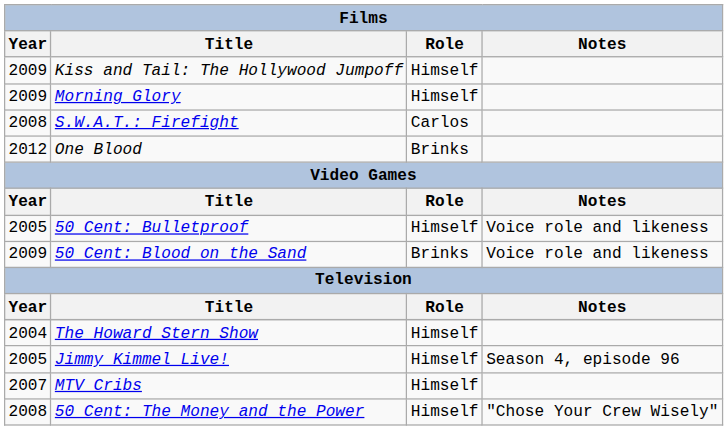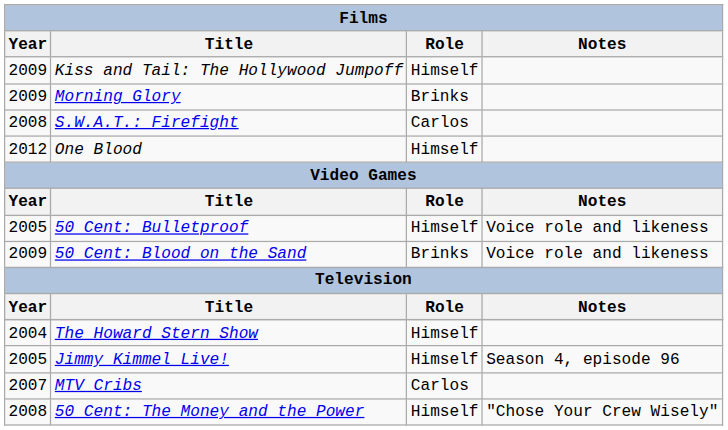(445, 97) Himself -> (440, 97) Brinks
(440, 149) Brinks -> (445, 149) Himself
(445, 386) Himself -> (440, 386) Carlos
